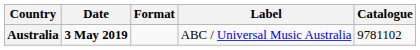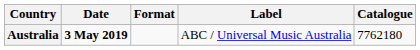(379, 34) 9781102 -> (380, 34) 7762180
